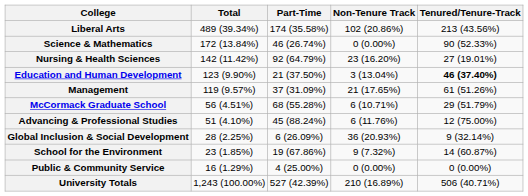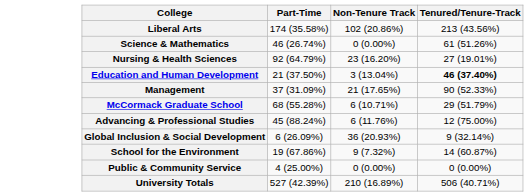- column: (229, 12)
(470, 43) 90 (52.33%) -> (470, 43) 61 (51.26%)
(470, 90) 61 (51.26%) -> (470, 90) 90 (52.33%)
